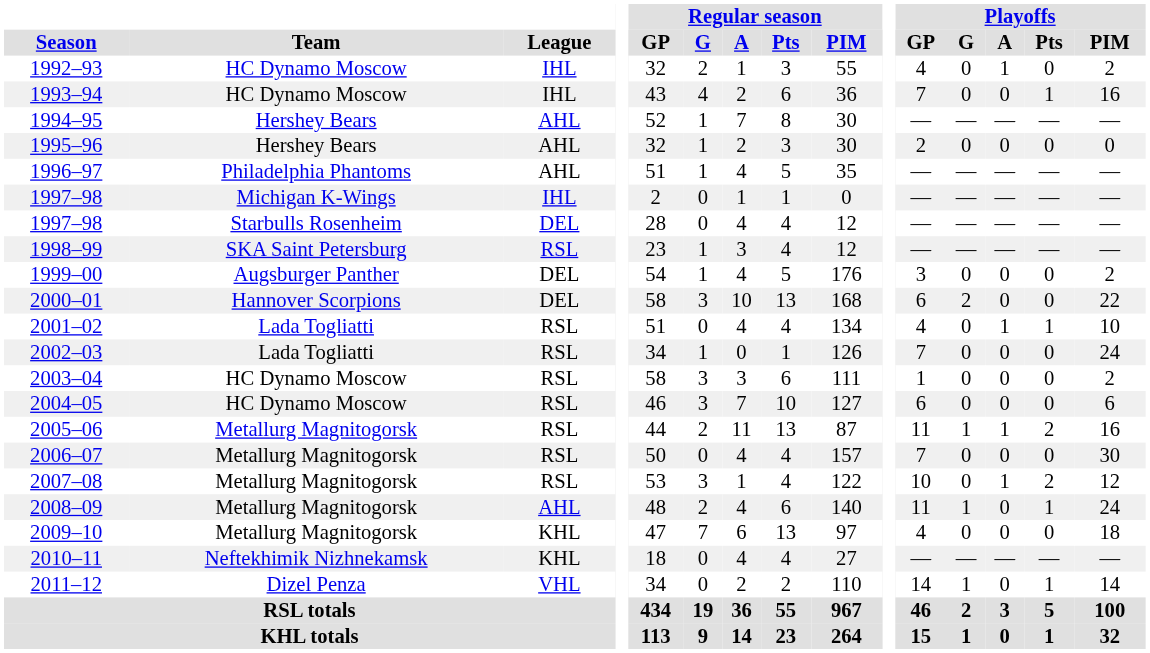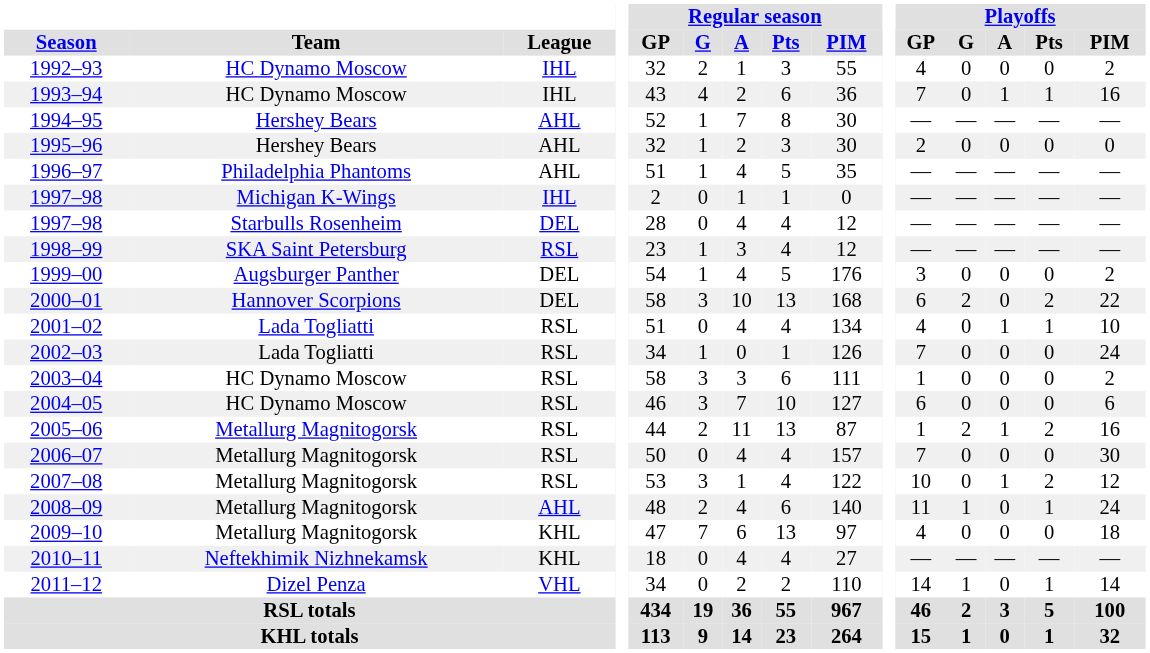(1005, 68) 1 -> (1005, 68) 0
(1005, 94) 0 -> (1005, 94) 1
(1049, 300) 0 -> (1049, 300) 2
(921, 429) 11 -> (921, 429) 1
(966, 429) 1 -> (966, 429) 2
